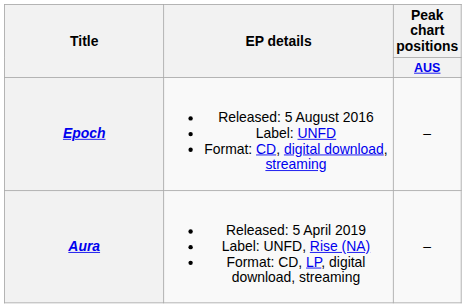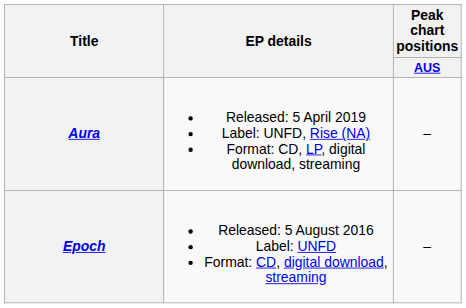rows swapped: (84, 133) <-> (84, 246)
